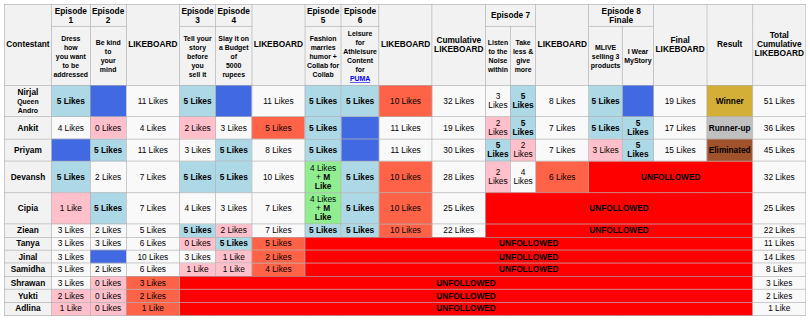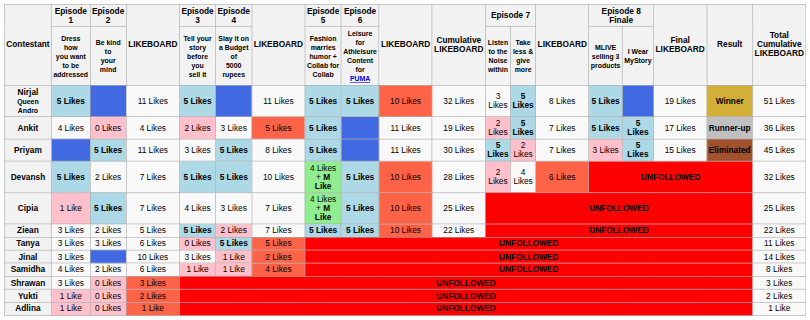(71, 269) 3 Likes -> (71, 269) 4 Likes
(71, 295) 2 Likes -> (71, 295) 1 Like
